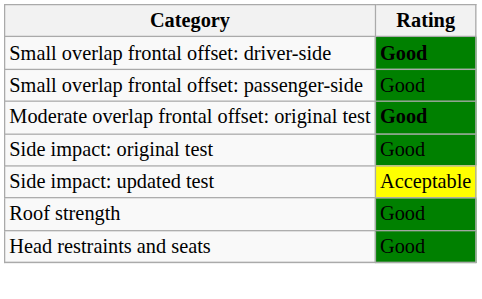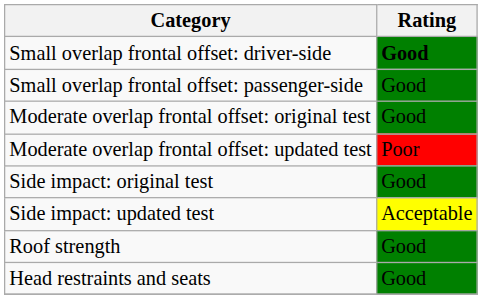(404, 117) bold -> (404, 117) normal
+ row: (191, 149)
